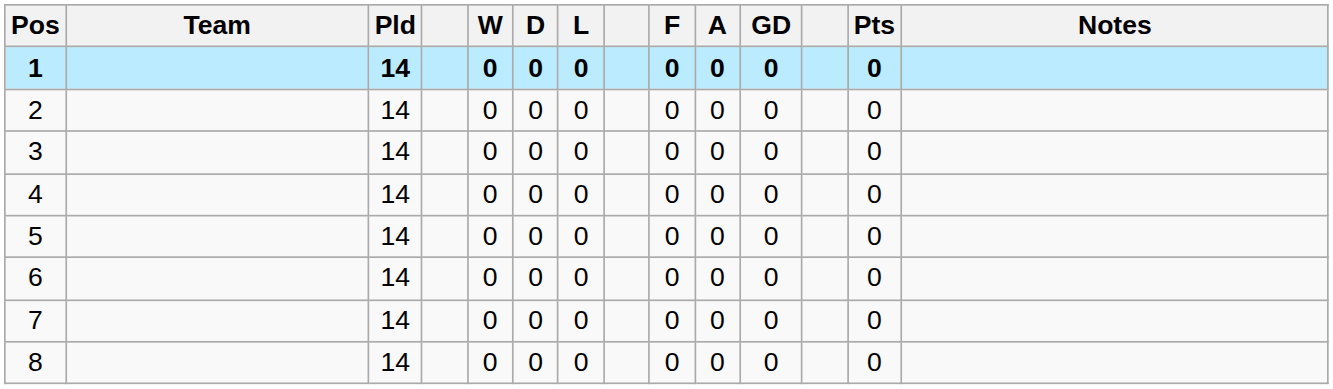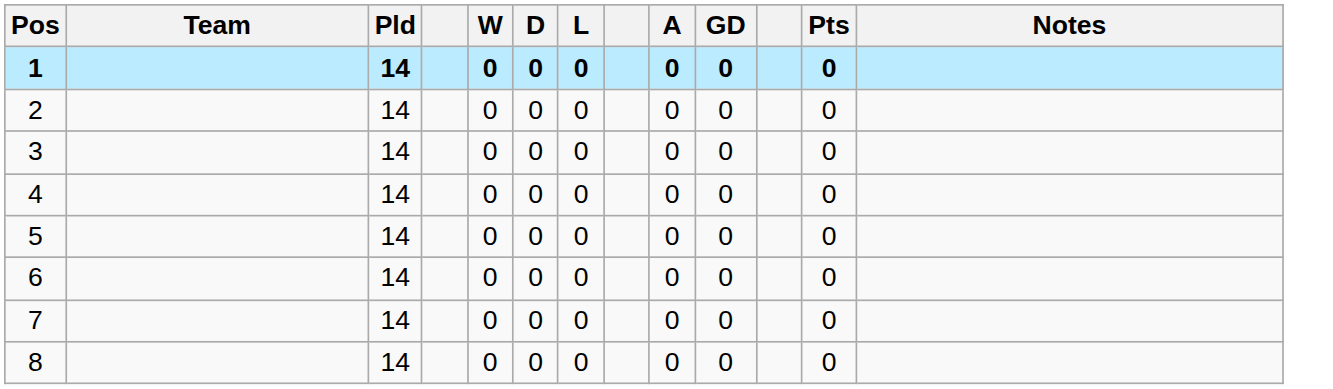- column: (672, 25)
